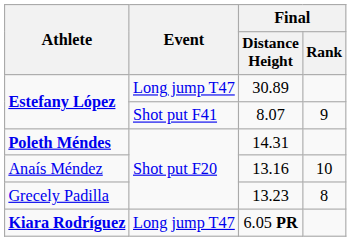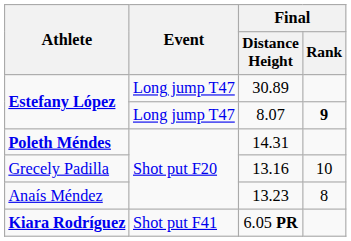(175, 115) Shot put F41 -> (184, 115) Long jump T47
(324, 115) normal -> (324, 115) bold
(56, 169) Anaís Méndez -> (59, 169) Grecely Padilla
(59, 195) Grecely Padilla -> (56, 195) Anaís Méndez
(184, 222) Long jump T47 -> (175, 222) Shot put F41
